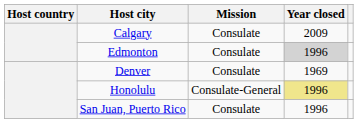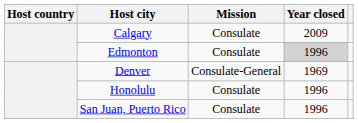(236, 71) Consulate -> (236, 71) Consulate-General
(236, 90) Consulate-General -> (236, 90) Consulate
(316, 90) khaki background -> (316, 90) no background
